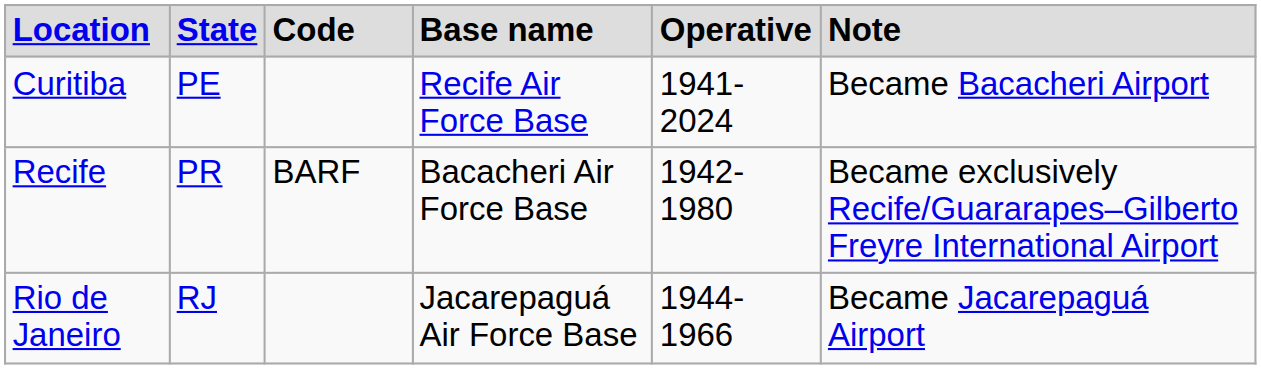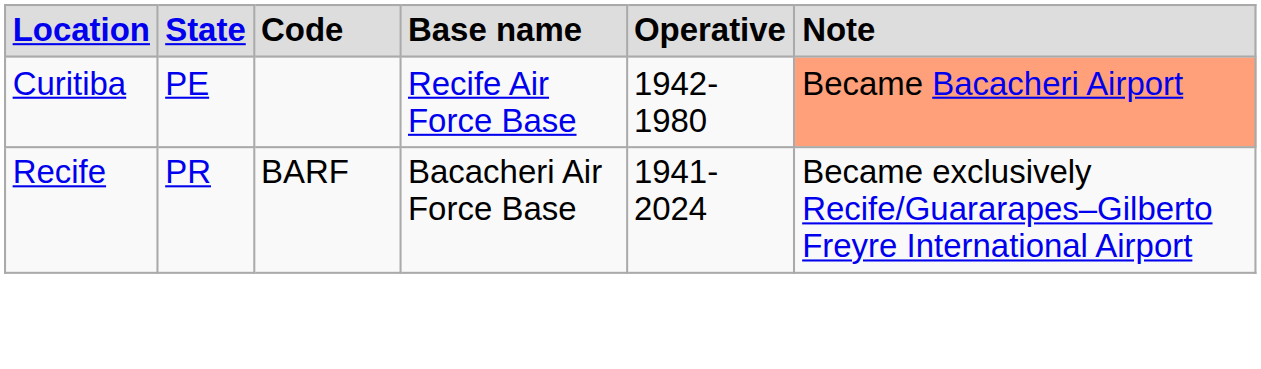(702, 101) 1941-2024 -> (676, 101) 1942-1980
(1018, 82) no background -> (993, 82) lightsalmon background
(702, 190) 1942-1980 -> (676, 190) 1941-2024
- row: (67, 317)
